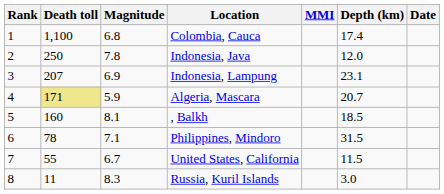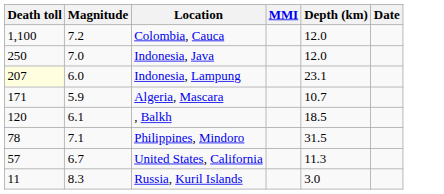- column: (23, 14)
(112, 35) 6.8 -> (76, 35) 7.2
(352, 35) 17.4 -> (315, 35) 12.0
(112, 55) 7.8 -> (76, 55) 7.0
(53, 76) no background -> (17, 76) lightyellow background
(112, 76) 6.9 -> (76, 76) 6.0
(53, 96) khaki background -> (17, 96) no background
(352, 96) 20.7 -> (315, 96) 10.7
(53, 117) 160 -> (17, 117) 120
(112, 117) 8.1 -> (76, 117) 6.1
(50, 158) 55 -> (14, 158) 57
(351, 158) 11.5 -> (315, 158) 11.3
